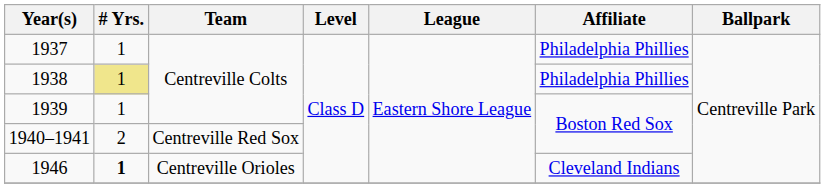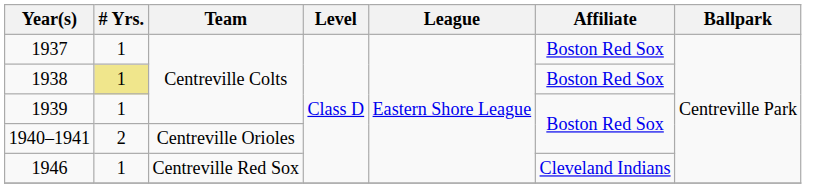(614, 49) Philadelphia Phillies -> (605, 49) Boston Red Sox
(614, 79) Philadelphia Phillies -> (605, 79) Boston Red Sox
(226, 138) Centreville Red Sox -> (226, 138) Centreville Orioles
(121, 168) bold -> (121, 168) normal
(226, 168) Centreville Orioles -> (226, 168) Centreville Red Sox
